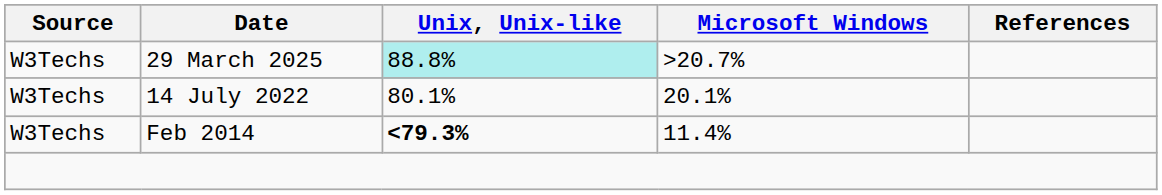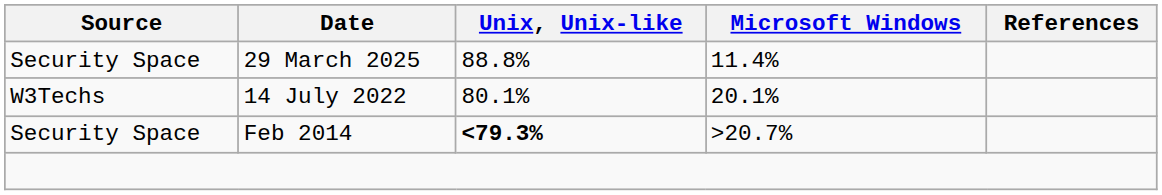(58, 60) W3Techs -> (105, 60) Security Space
(421, 60) paleturquoise background -> (495, 60) no background
(704, 60) >20.7% -> (745, 60) 11.4%
(58, 134) W3Techs -> (105, 134) Security Space
(697, 134) 11.4% -> (752, 134) >20.7%
